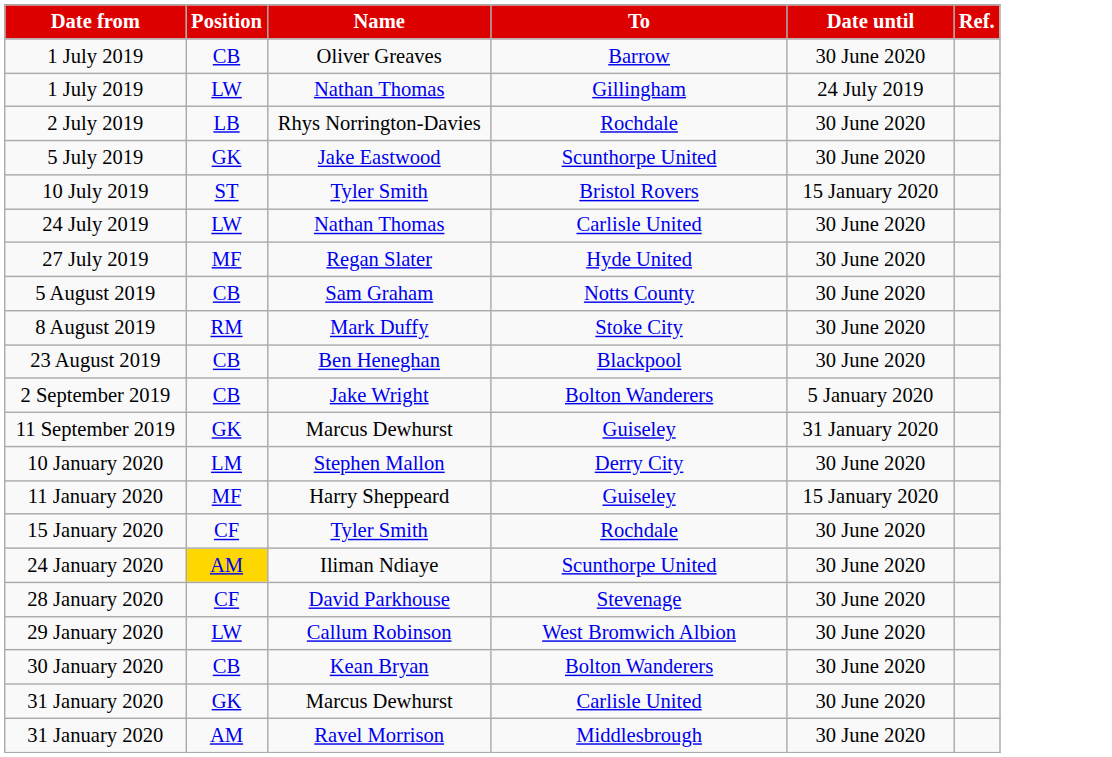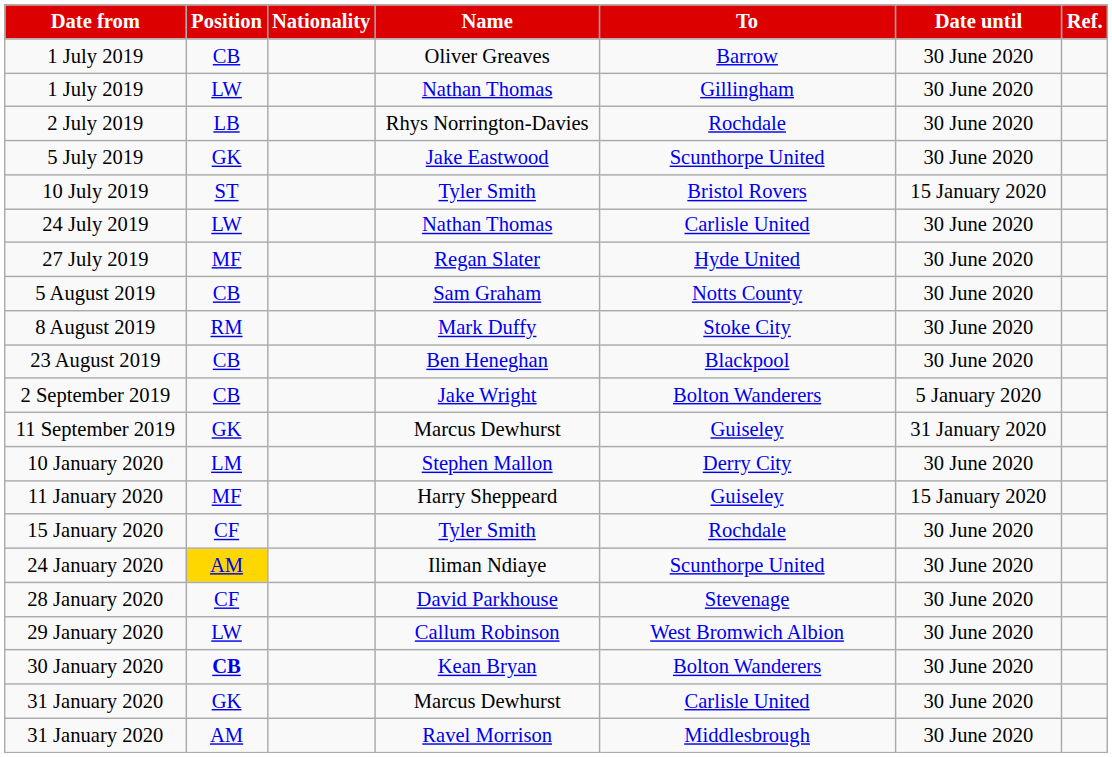+ column: (321, 21)
(870, 89) 24 July 2019 -> (978, 89) 30 June 2020
(227, 667) normal -> (227, 667) bold
